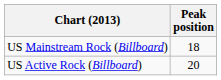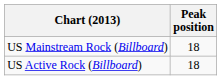(194, 65) 20 -> (194, 65) 18
